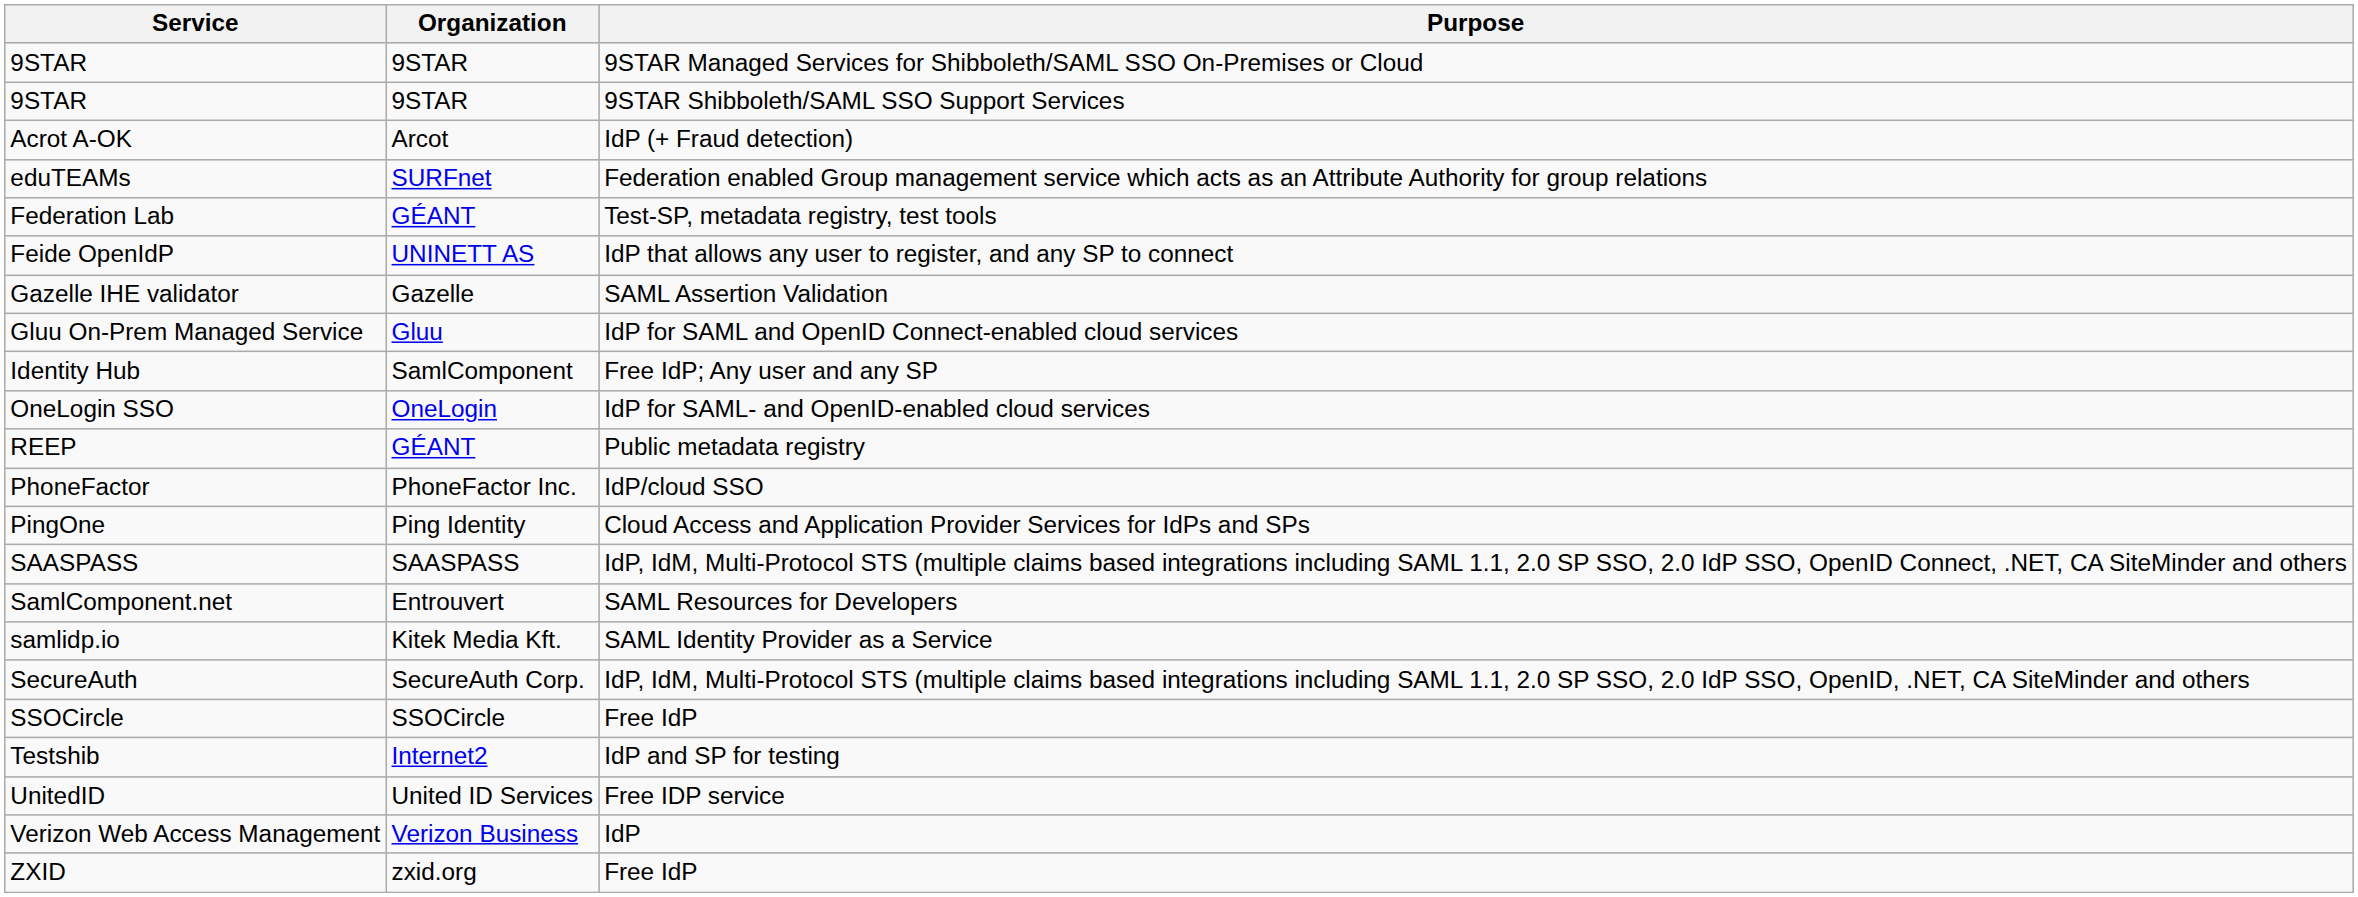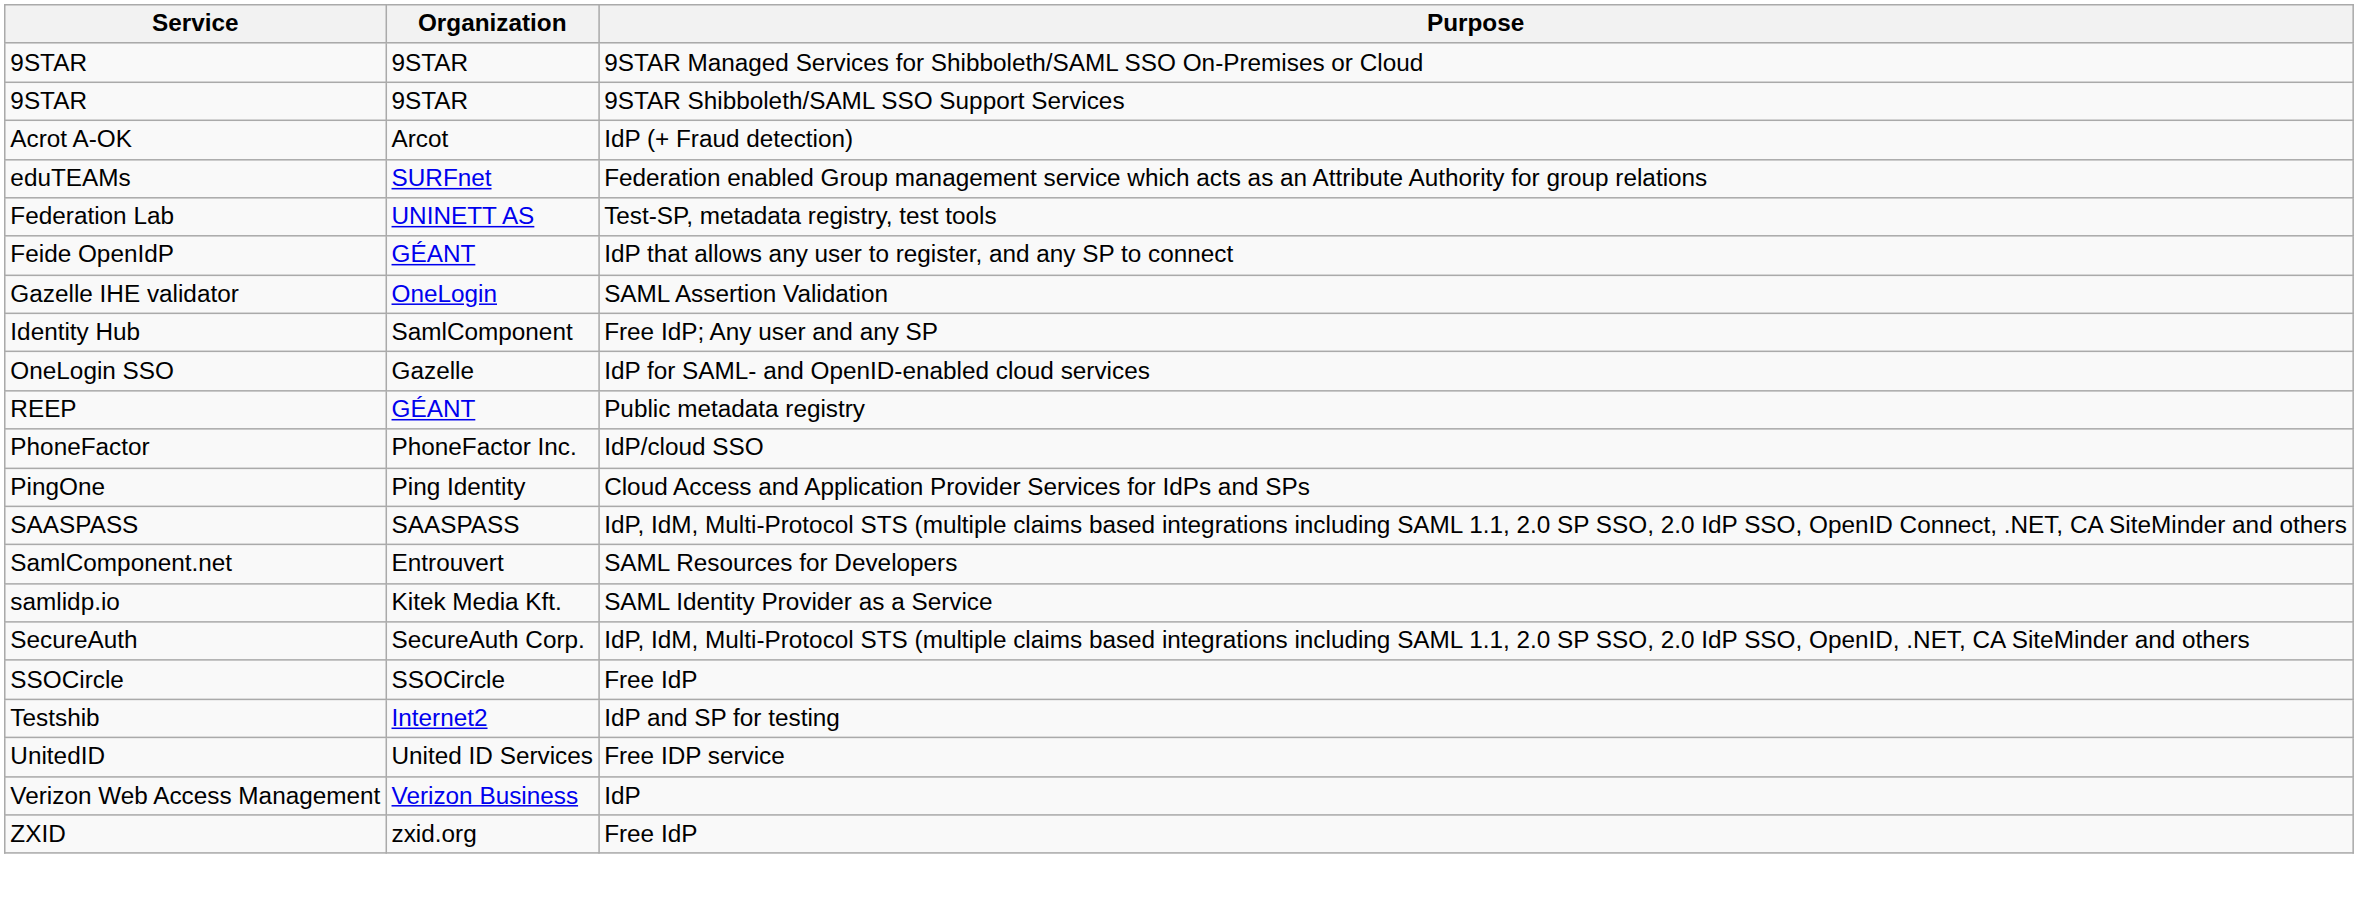(433, 216) GÉANT -> (463, 216) UNINETT AS
(463, 255) UNINETT AS -> (433, 255) GÉANT
(433, 293) Gazelle -> (444, 293) OneLogin
- row: (187, 332)
(444, 409) OneLogin -> (433, 370) Gazelle
